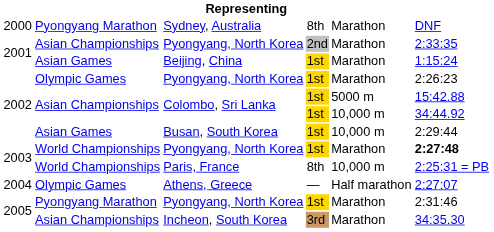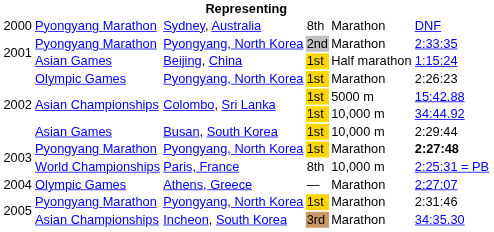(97, 43) Asian Championships -> (96, 43) Pyongyang Marathon
(358, 61) Marathon -> (371, 61) Half marathon
(98, 149) World Championships -> (96, 149) Pyongyang Marathon
(371, 184) Half marathon -> (358, 184) Marathon
